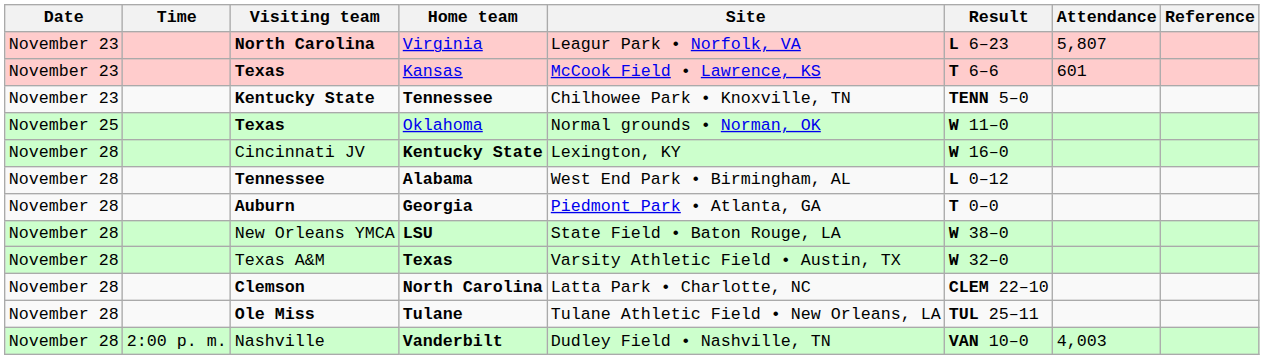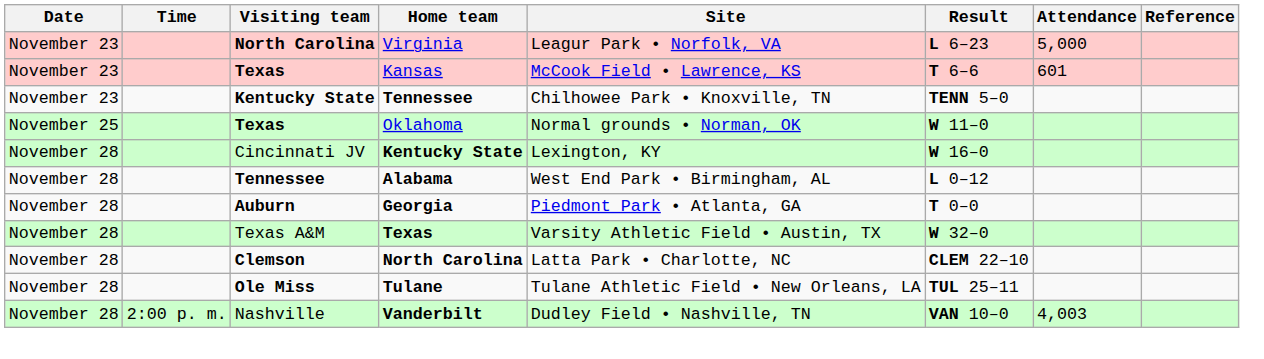(1082, 45) 5,807 -> (1062, 45) 5,000
- row: (418, 234)
